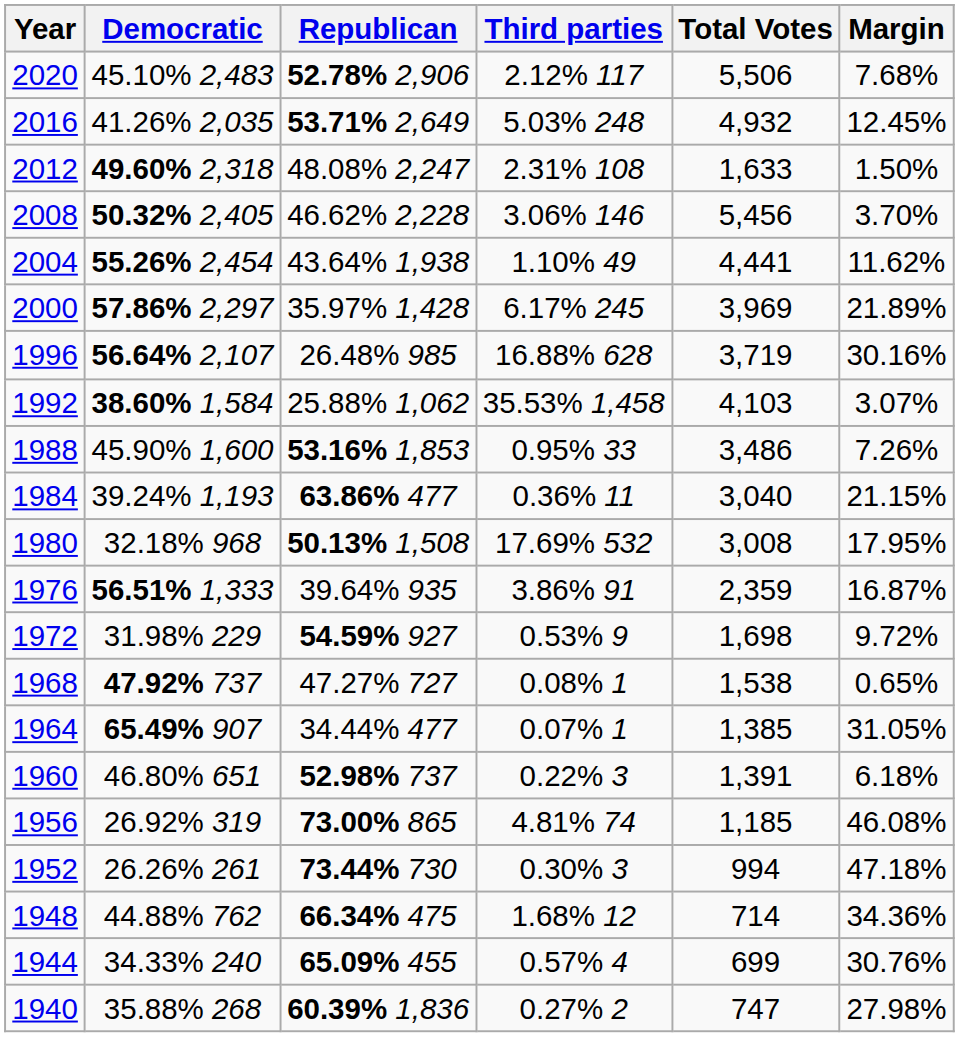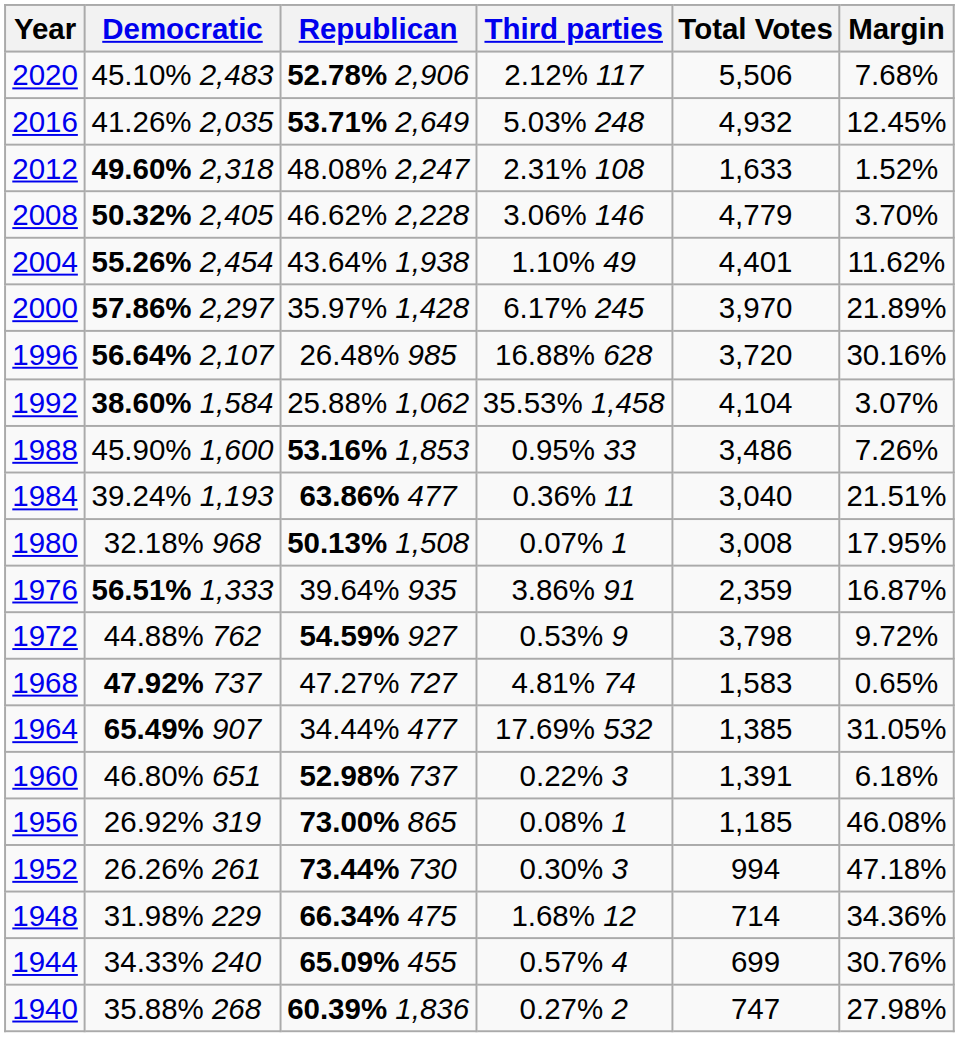(896, 169) 1.50% -> (896, 169) 1.52%
(756, 215) 5,456 -> (756, 215) 4,779
(756, 262) 4,441 -> (756, 262) 4,401
(756, 309) 3,969 -> (756, 309) 3,970
(756, 355) 3,719 -> (756, 355) 3,720
(756, 402) 4,103 -> (756, 402) 4,104
(896, 495) 21.15% -> (896, 495) 21.51%
(574, 542) 17.69% 532 -> (574, 542) 0.07% 1
(183, 635) 31.98% 229 -> (183, 635) 44.88% 762
(756, 635) 1,698 -> (756, 635) 3,798
(574, 682) 0.08% 1 -> (574, 682) 4.81% 74
(756, 682) 1,538 -> (756, 682) 1,583
(574, 729) 0.07% 1 -> (574, 729) 17.69% 532
(574, 822) 4.81% 74 -> (574, 822) 0.08% 1
(183, 915) 44.88% 762 -> (183, 915) 31.98% 229
